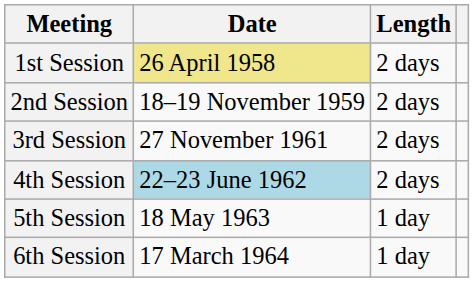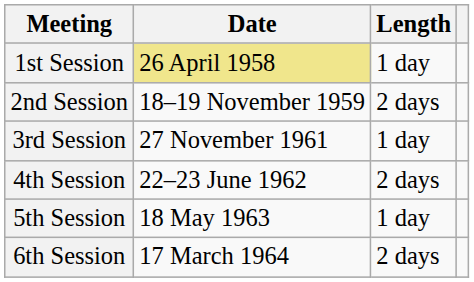(408, 62) 2 days -> (403, 62) 1 day
(408, 140) 2 days -> (403, 140) 1 day
(223, 179) lightblue background -> (223, 179) no background
(403, 256) 1 day -> (408, 256) 2 days
